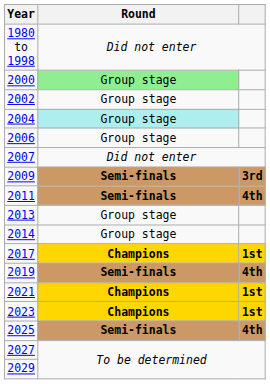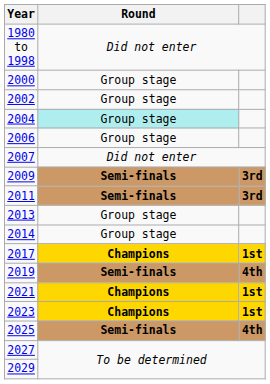(138, 80) lightgreen background -> (138, 80) no background
(252, 195) 4th -> (252, 195) 3rd
